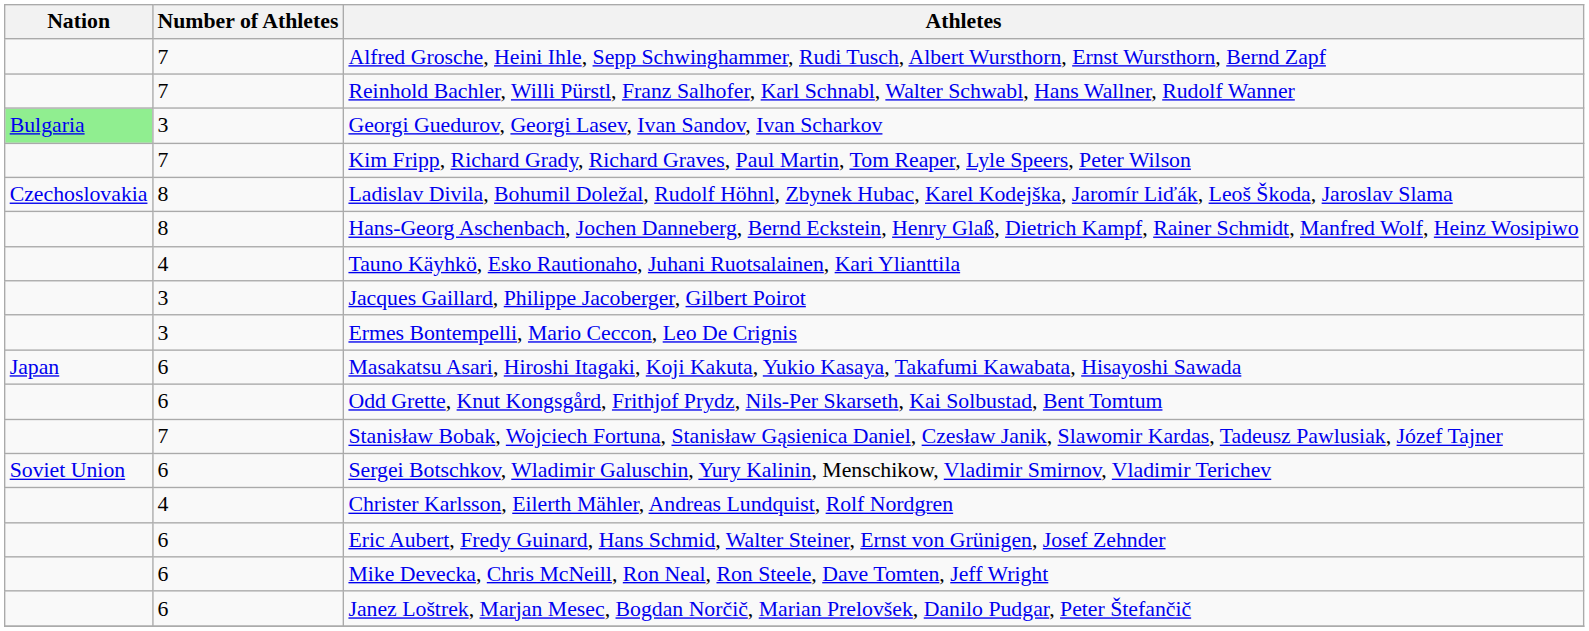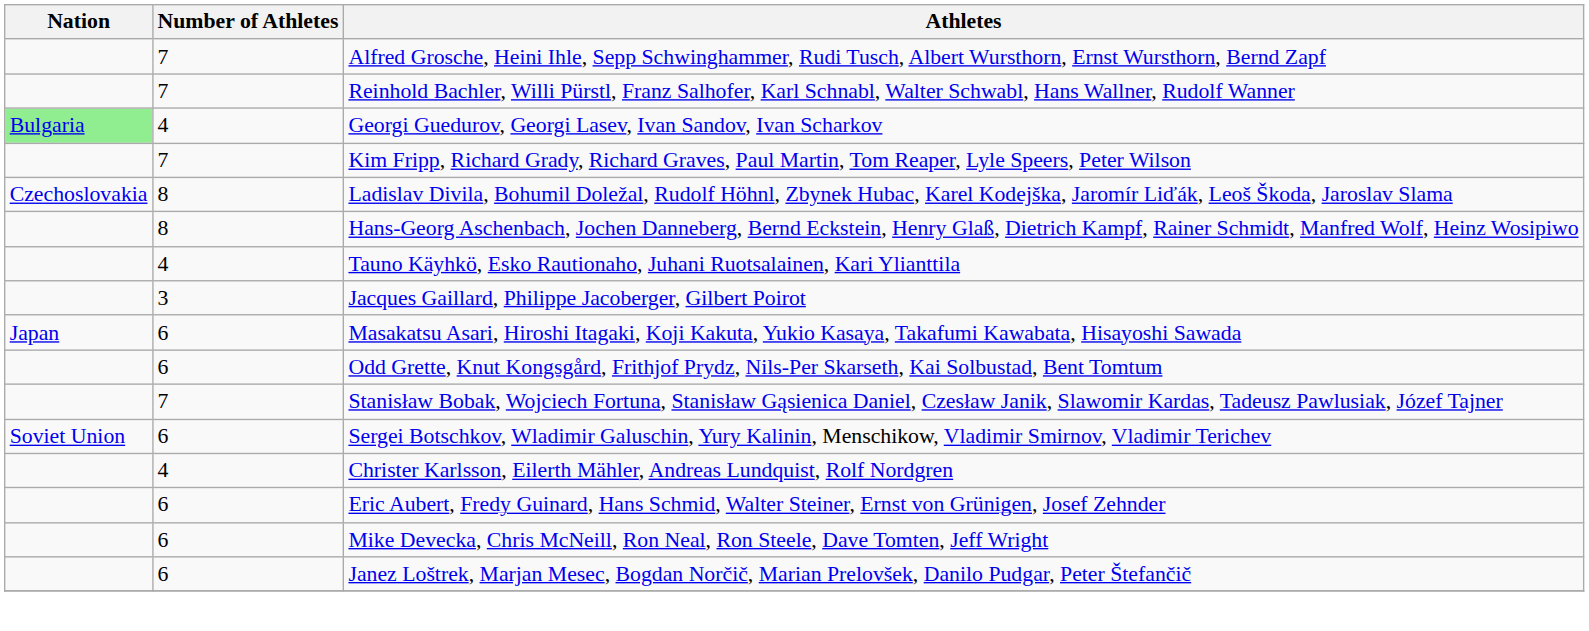(163, 125) 3 -> (163, 125) 4
- row: (573, 332)
